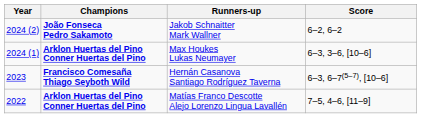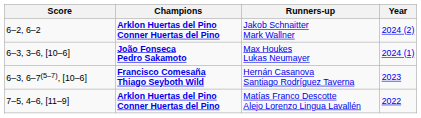columns swapped: (23, 12) <-> (361, 12)
(78, 30) João Fonseca Pedro Sakamoto -> (168, 30) Arklon Huertas del Pino Conner Huertas del Pino
(94, 54) Arklon Huertas del Pino Conner Huertas del Pino -> (152, 54) João Fonseca Pedro Sakamoto
